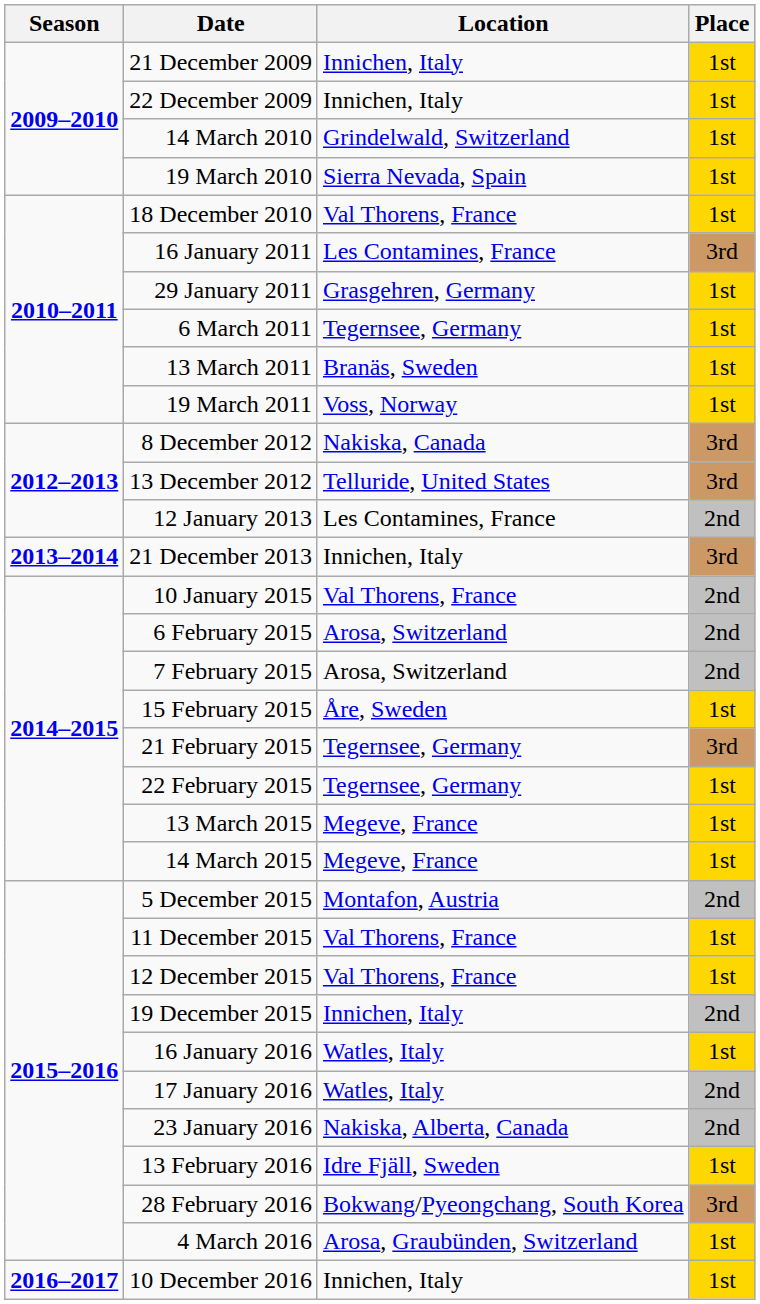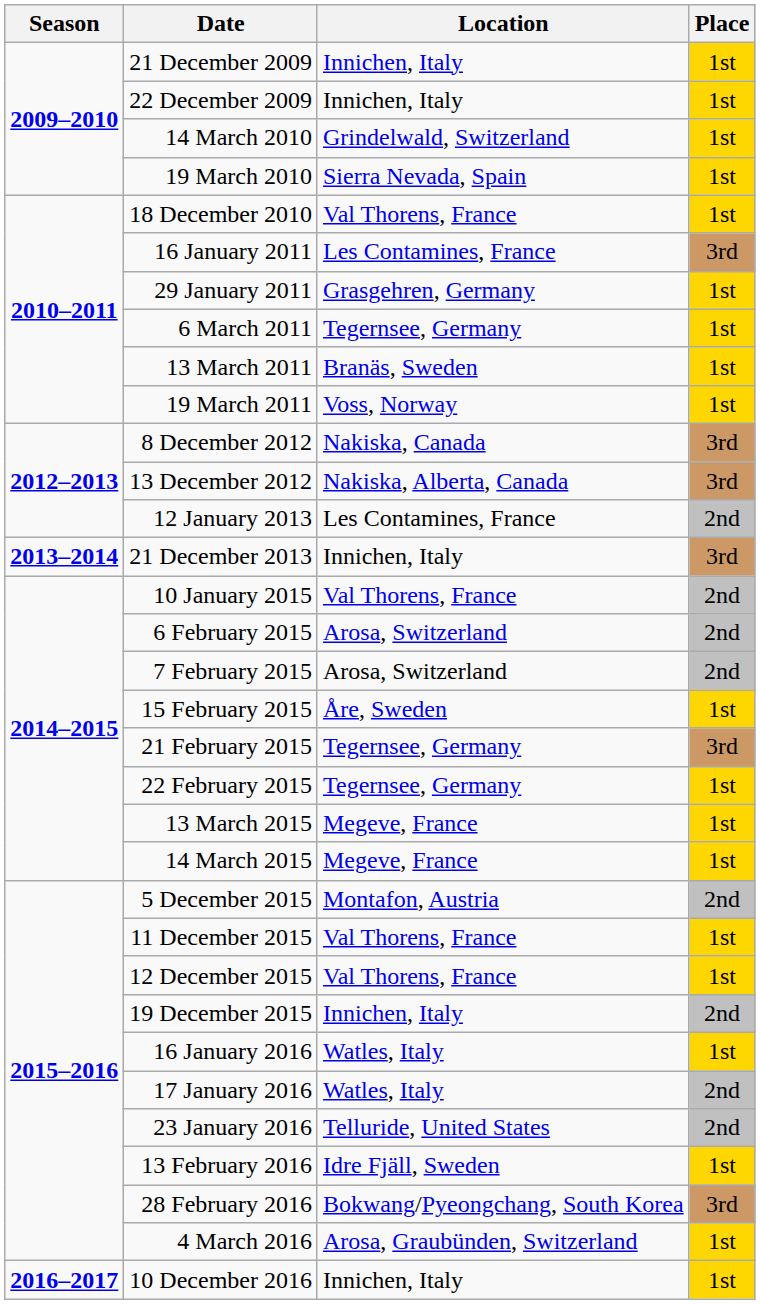(436, 480) Telluride, United States -> (446, 480) Nakiska, Alberta, Canada
(446, 1127) Nakiska, Alberta, Canada -> (436, 1127) Telluride, United States
